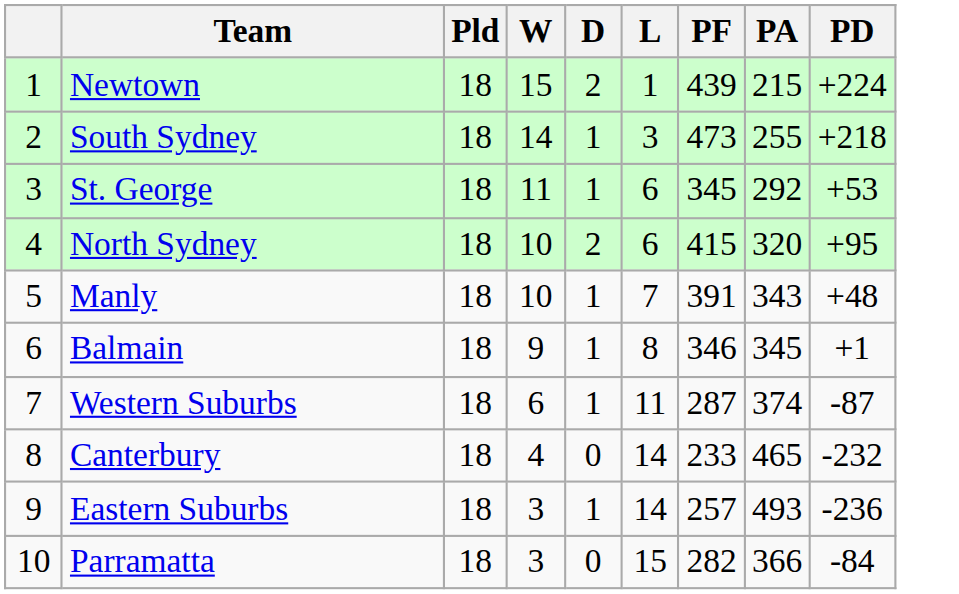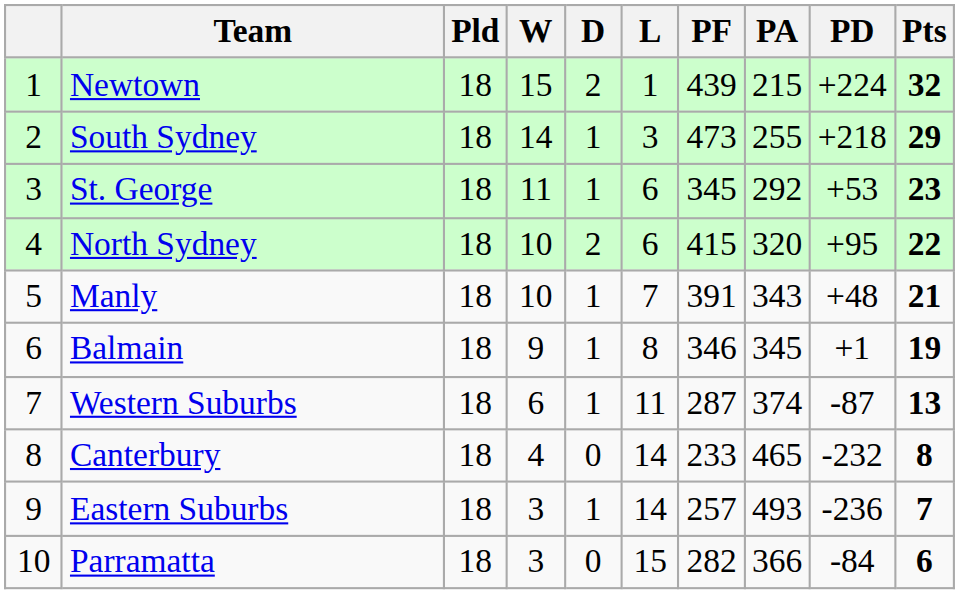+ column: (924, 31)
